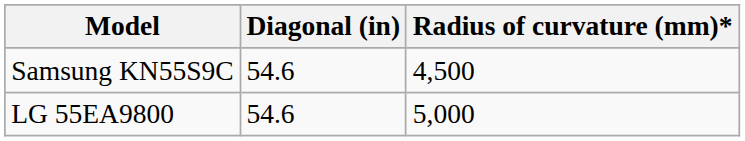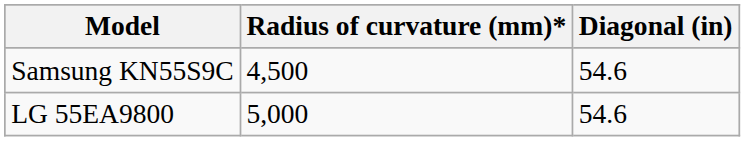columns swapped: (323, 26) <-> (573, 26)
